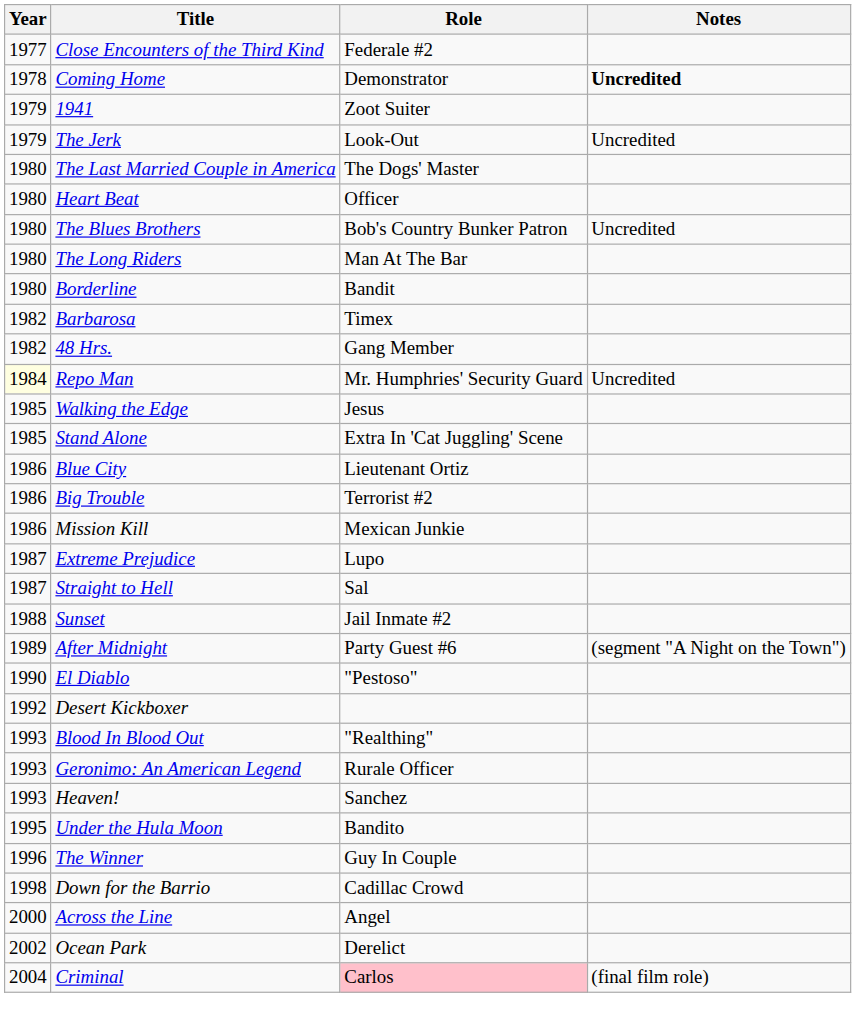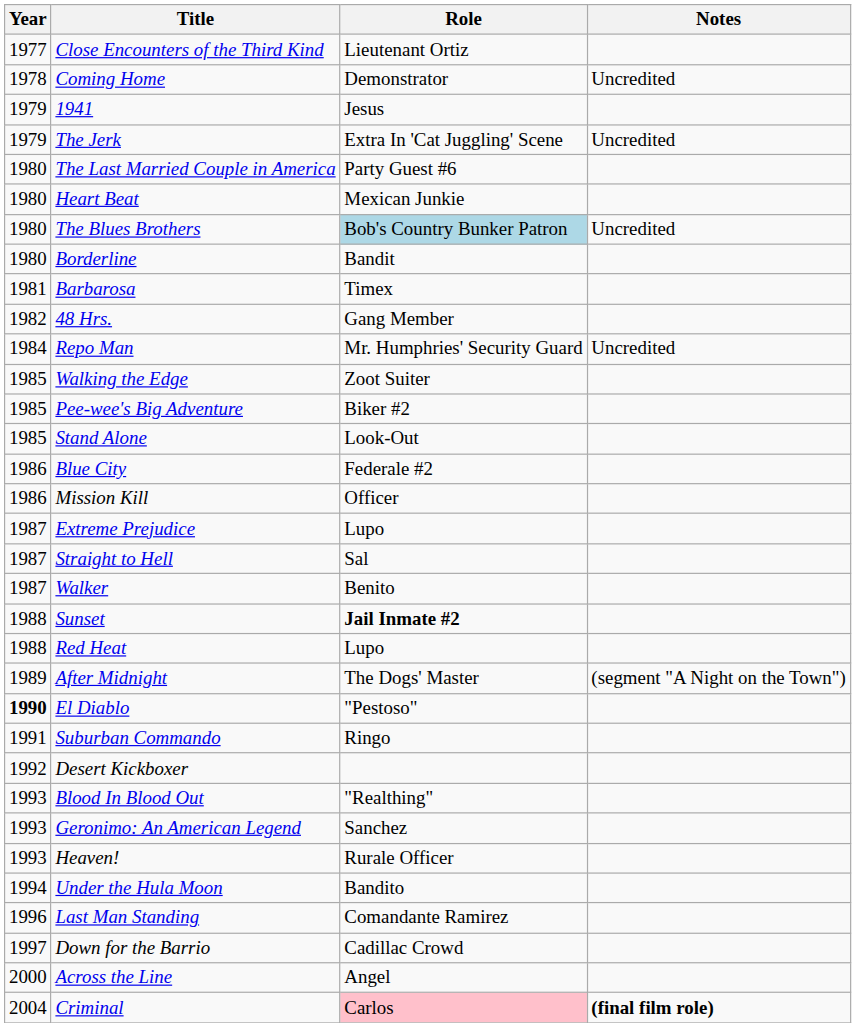(389, 49) Federale #2 -> (406, 49) Lieutenant Ortiz
(636, 79) bold -> (633, 79) normal
(387, 109) Zoot Suiter -> (364, 109) Jesus
(382, 139) Look-Out -> (454, 139) Extra In 'Cat Juggling' Scene
(412, 169) The Dogs' Master -> (400, 169) Party Guest #6
(371, 199) Officer -> (404, 199) Mexican Junkie
(456, 229) no background -> (456, 229) lightblue background
- row: (118, 259)
(28, 318) 1982 -> (28, 288) 1981
(28, 378) lightyellow background -> (28, 348) no background
(364, 408) Jesus -> (387, 378) Zoot Suiter
+ row: (149, 408)
(454, 438) Extra In 'Cat Juggling' Scene -> (382, 438) Look-Out
(406, 468) Lieutenant Ortiz -> (389, 468) Federale #2
- row: (100, 498)
(404, 528) Mexican Junkie -> (371, 498) Officer
+ row: (82, 588)
(398, 618) normal -> (402, 618) bold
+ row: (91, 648)
(400, 648) Party Guest #6 -> (412, 678) The Dogs' Master
(28, 678) normal -> (28, 708) bold
+ row: (138, 738)
(399, 768) Rurale Officer -> (376, 827) Sanchez
(376, 797) Sanchez -> (399, 857) Rurale Officer
(28, 827) 1995 -> (28, 887) 1994
- row: (99, 857)
+ row: (127, 917)
(28, 887) 1998 -> (28, 947) 1997
- row: (101, 947)
(650, 977) normal -> (653, 1007) bold
